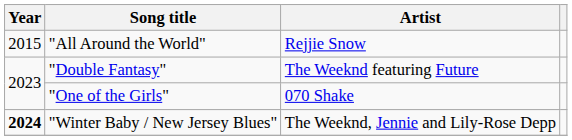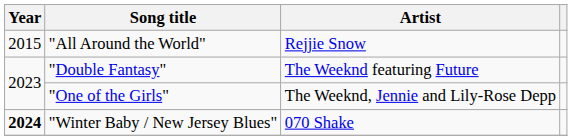(319, 95) 070 Shake -> (420, 95) The Weeknd, Jennie and Lily-Rose Depp
(420, 122) The Weeknd, Jennie and Lily-Rose Depp -> (319, 122) 070 Shake
